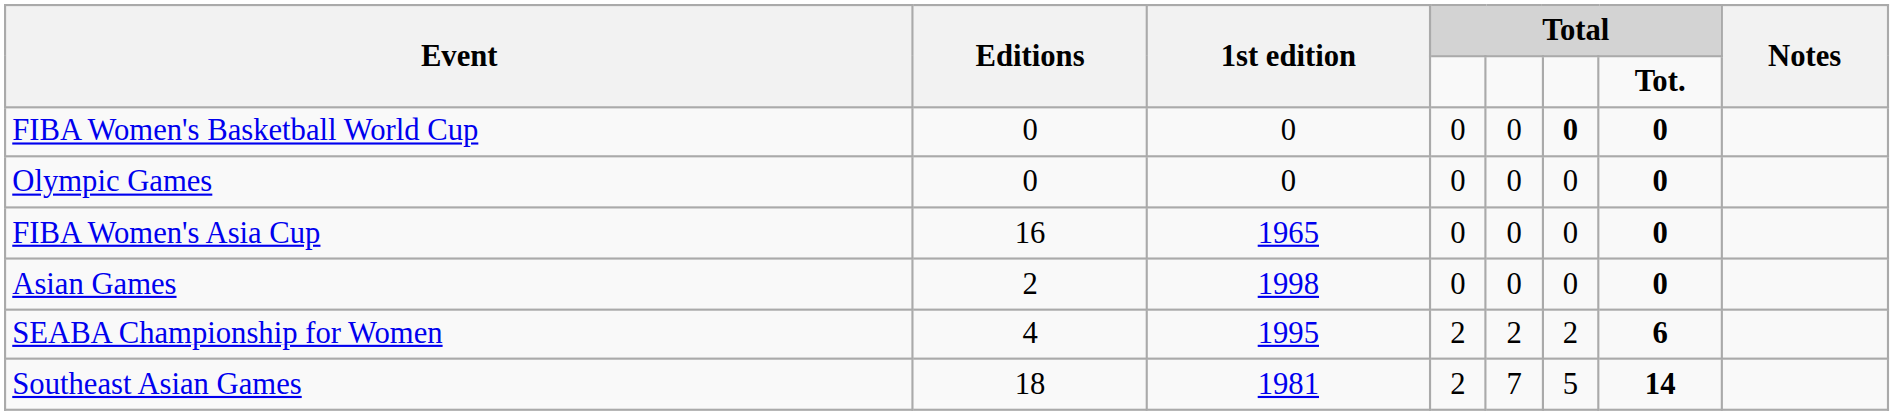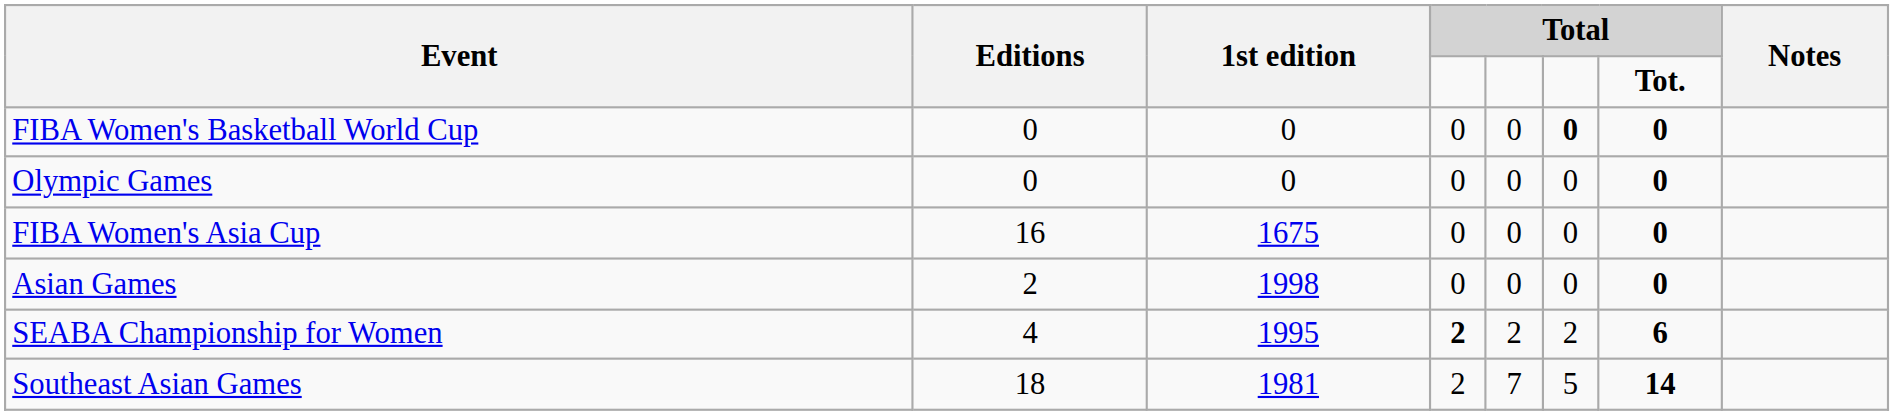(1288, 232) 1965 -> (1288, 232) 1675
(1458, 333) normal -> (1458, 333) bold
